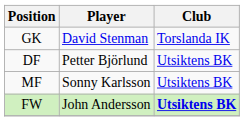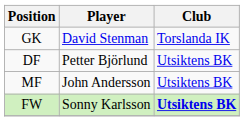(106, 82) Sonny Karlsson -> (106, 82) John Andersson
(106, 104) John Andersson -> (106, 104) Sonny Karlsson
